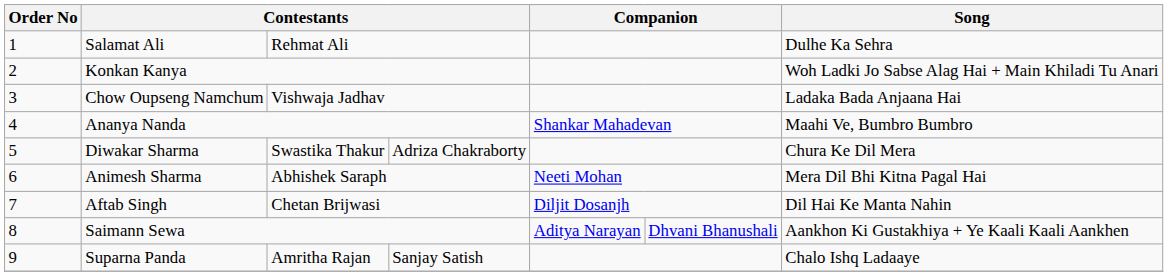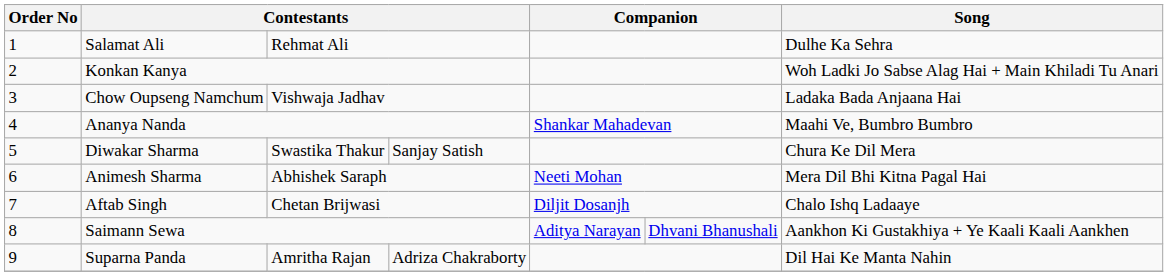(459, 151) Adriza Chakraborty -> (438, 151) Sanjay Satish
(868, 204) Dil Hai Ke Manta Nahin -> (853, 204) Chalo Ishq Ladaaye
(438, 257) Sanjay Satish -> (459, 257) Adriza Chakraborty
(853, 257) Chalo Ishq Ladaaye -> (868, 257) Dil Hai Ke Manta Nahin
